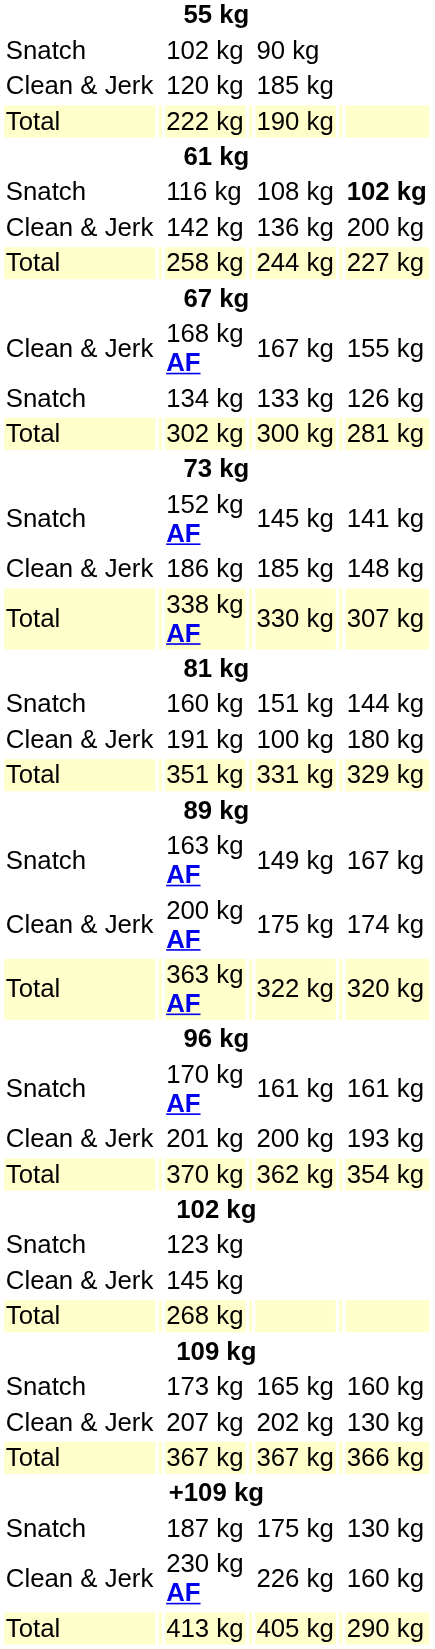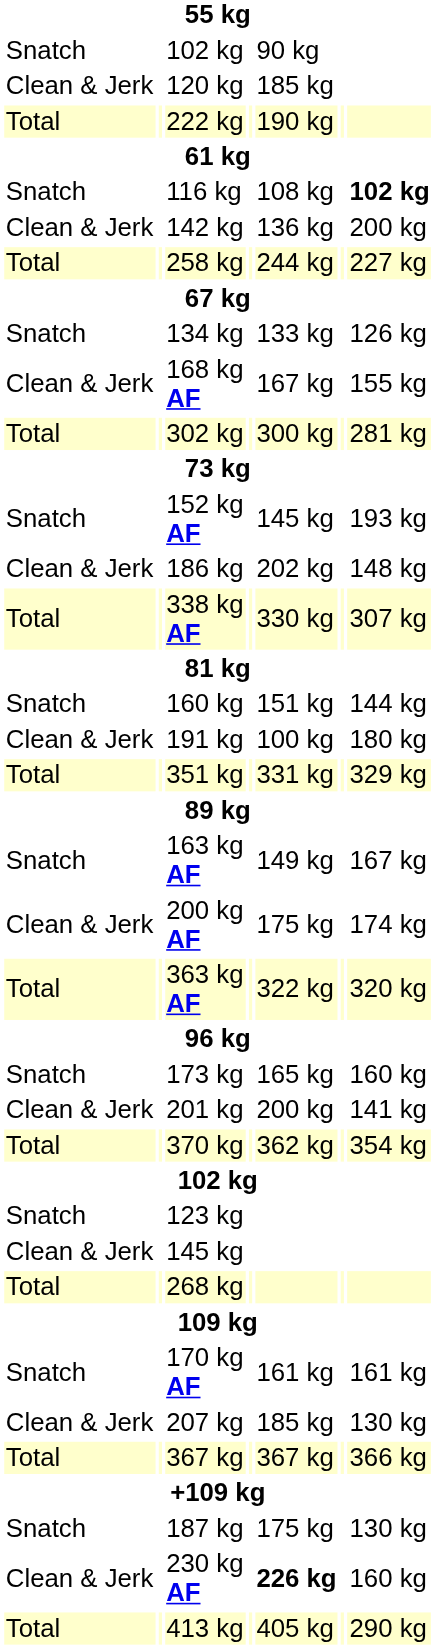rows swapped: (46, 398) <-> (80, 348)
(385, 518) 141 kg -> (388, 518) 193 kg
(295, 568) 185 kg -> (295, 568) 202 kg
rows swapped: (46, 1088) <-> (46, 1386)
(385, 1138) 193 kg -> (388, 1109) 141 kg
(295, 1422) 202 kg -> (295, 1422) 185 kg
(295, 1578) normal -> (297, 1578) bold
